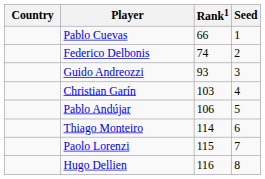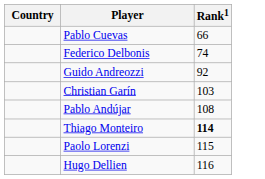- column: (246, 15)
(203, 72) 93 -> (203, 72) 92
(205, 109) 106 -> (205, 109) 108
(205, 128) normal -> (205, 128) bold
